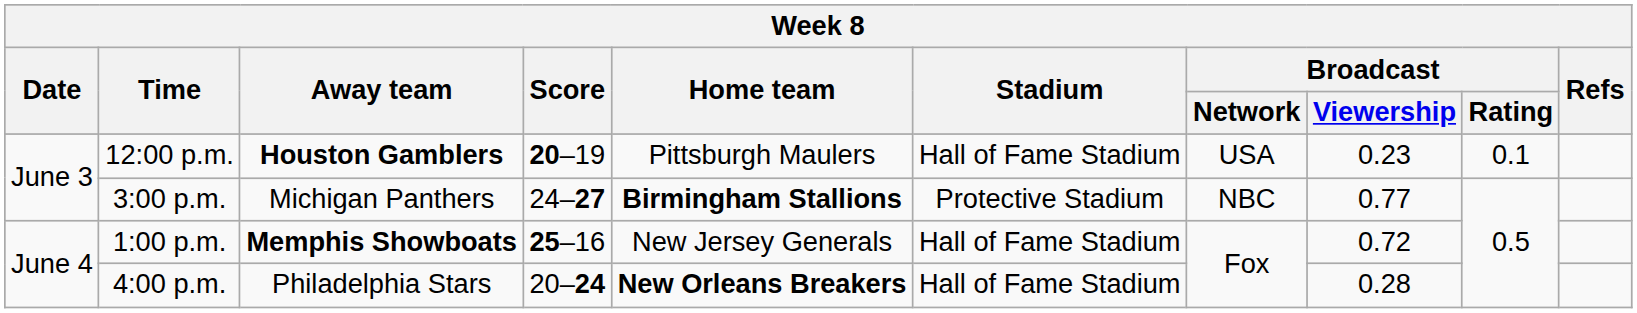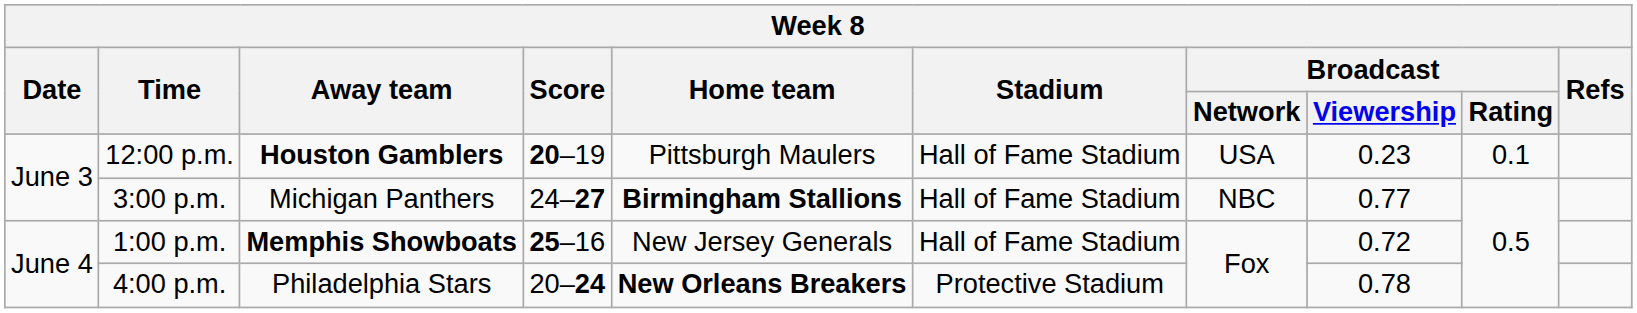(1050, 198) Protective Stadium -> (1050, 198) Hall of Fame Stadium
(1050, 284) Hall of Fame Stadium -> (1050, 284) Protective Stadium
(1384, 284) 0.28 -> (1384, 284) 0.78
